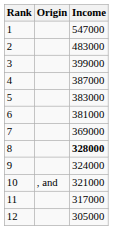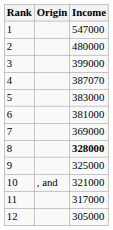(88, 47) 483000 -> (88, 47) 480000
(88, 81) 387000 -> (88, 81) 387070
(88, 166) 324000 -> (88, 166) 325000
